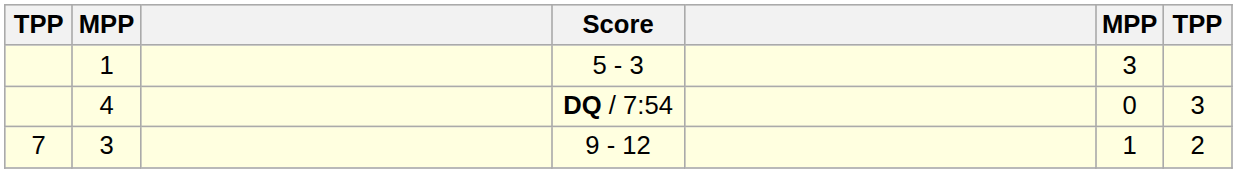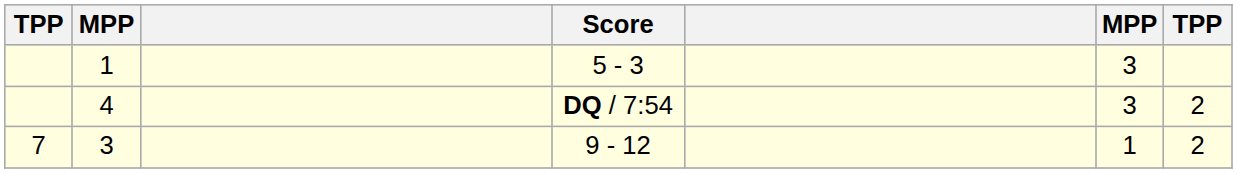(1130, 106) 0 -> (1130, 106) 3
(1198, 106) 3 -> (1198, 106) 2
